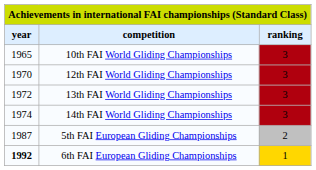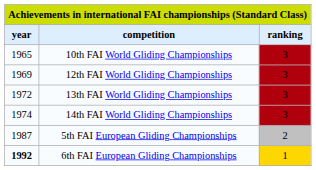(22, 75) 1970 -> (22, 75) 1969
